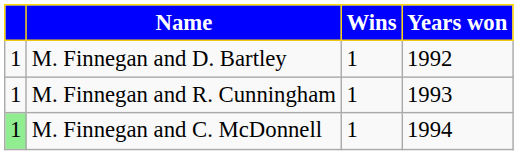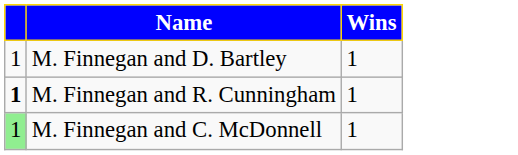- column: (457, 22)
(16, 94) normal -> (16, 94) bold
